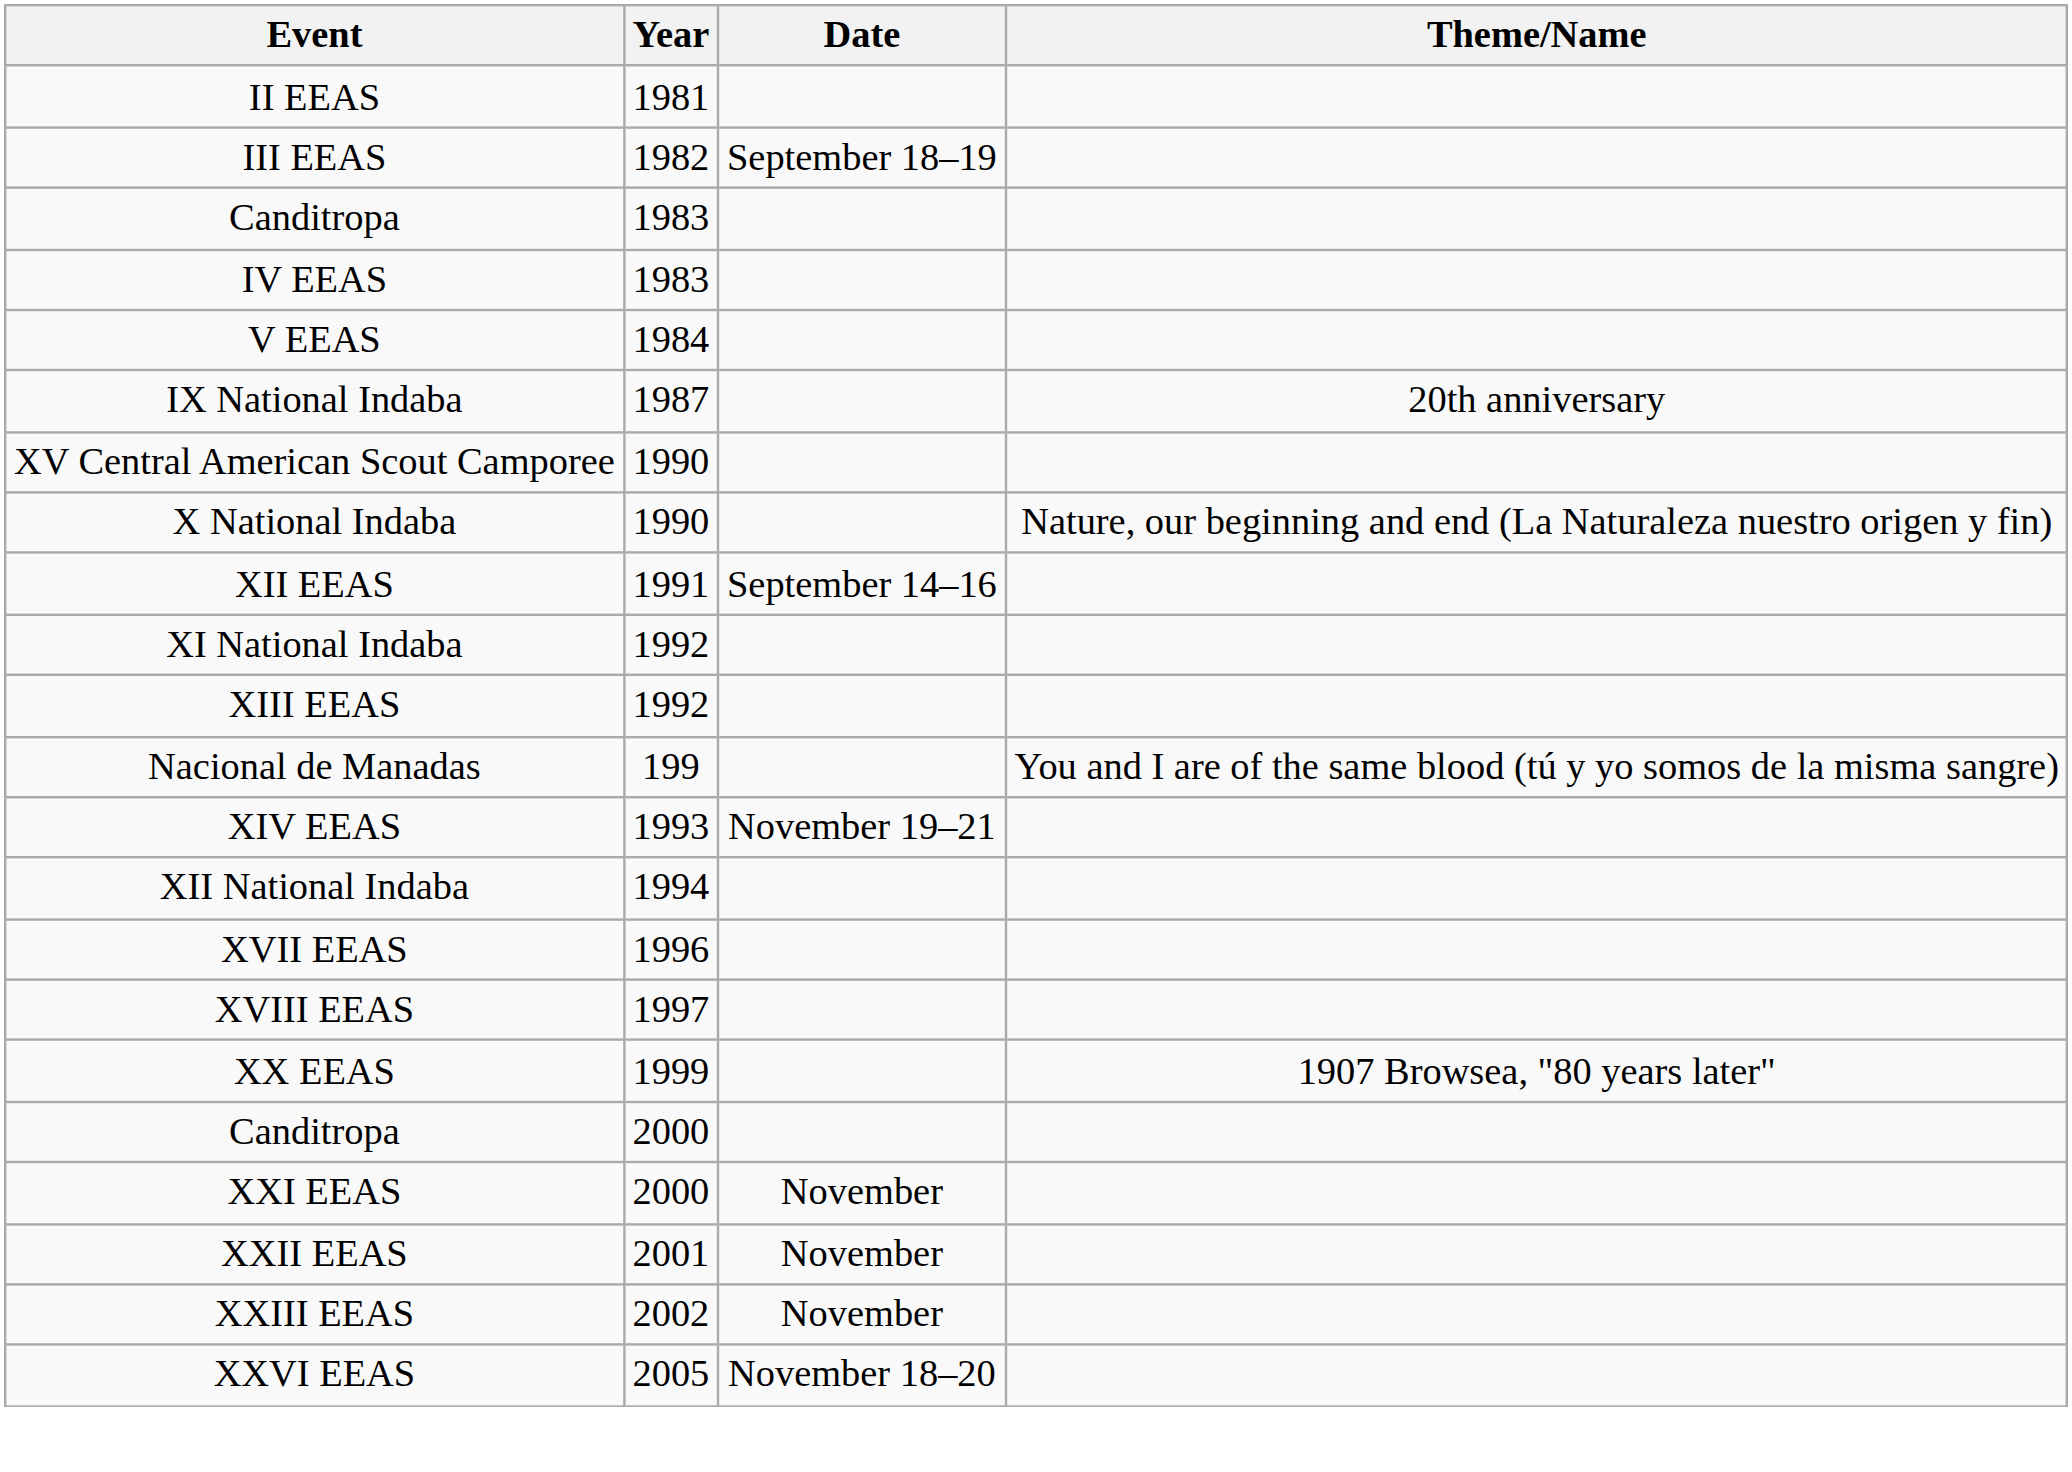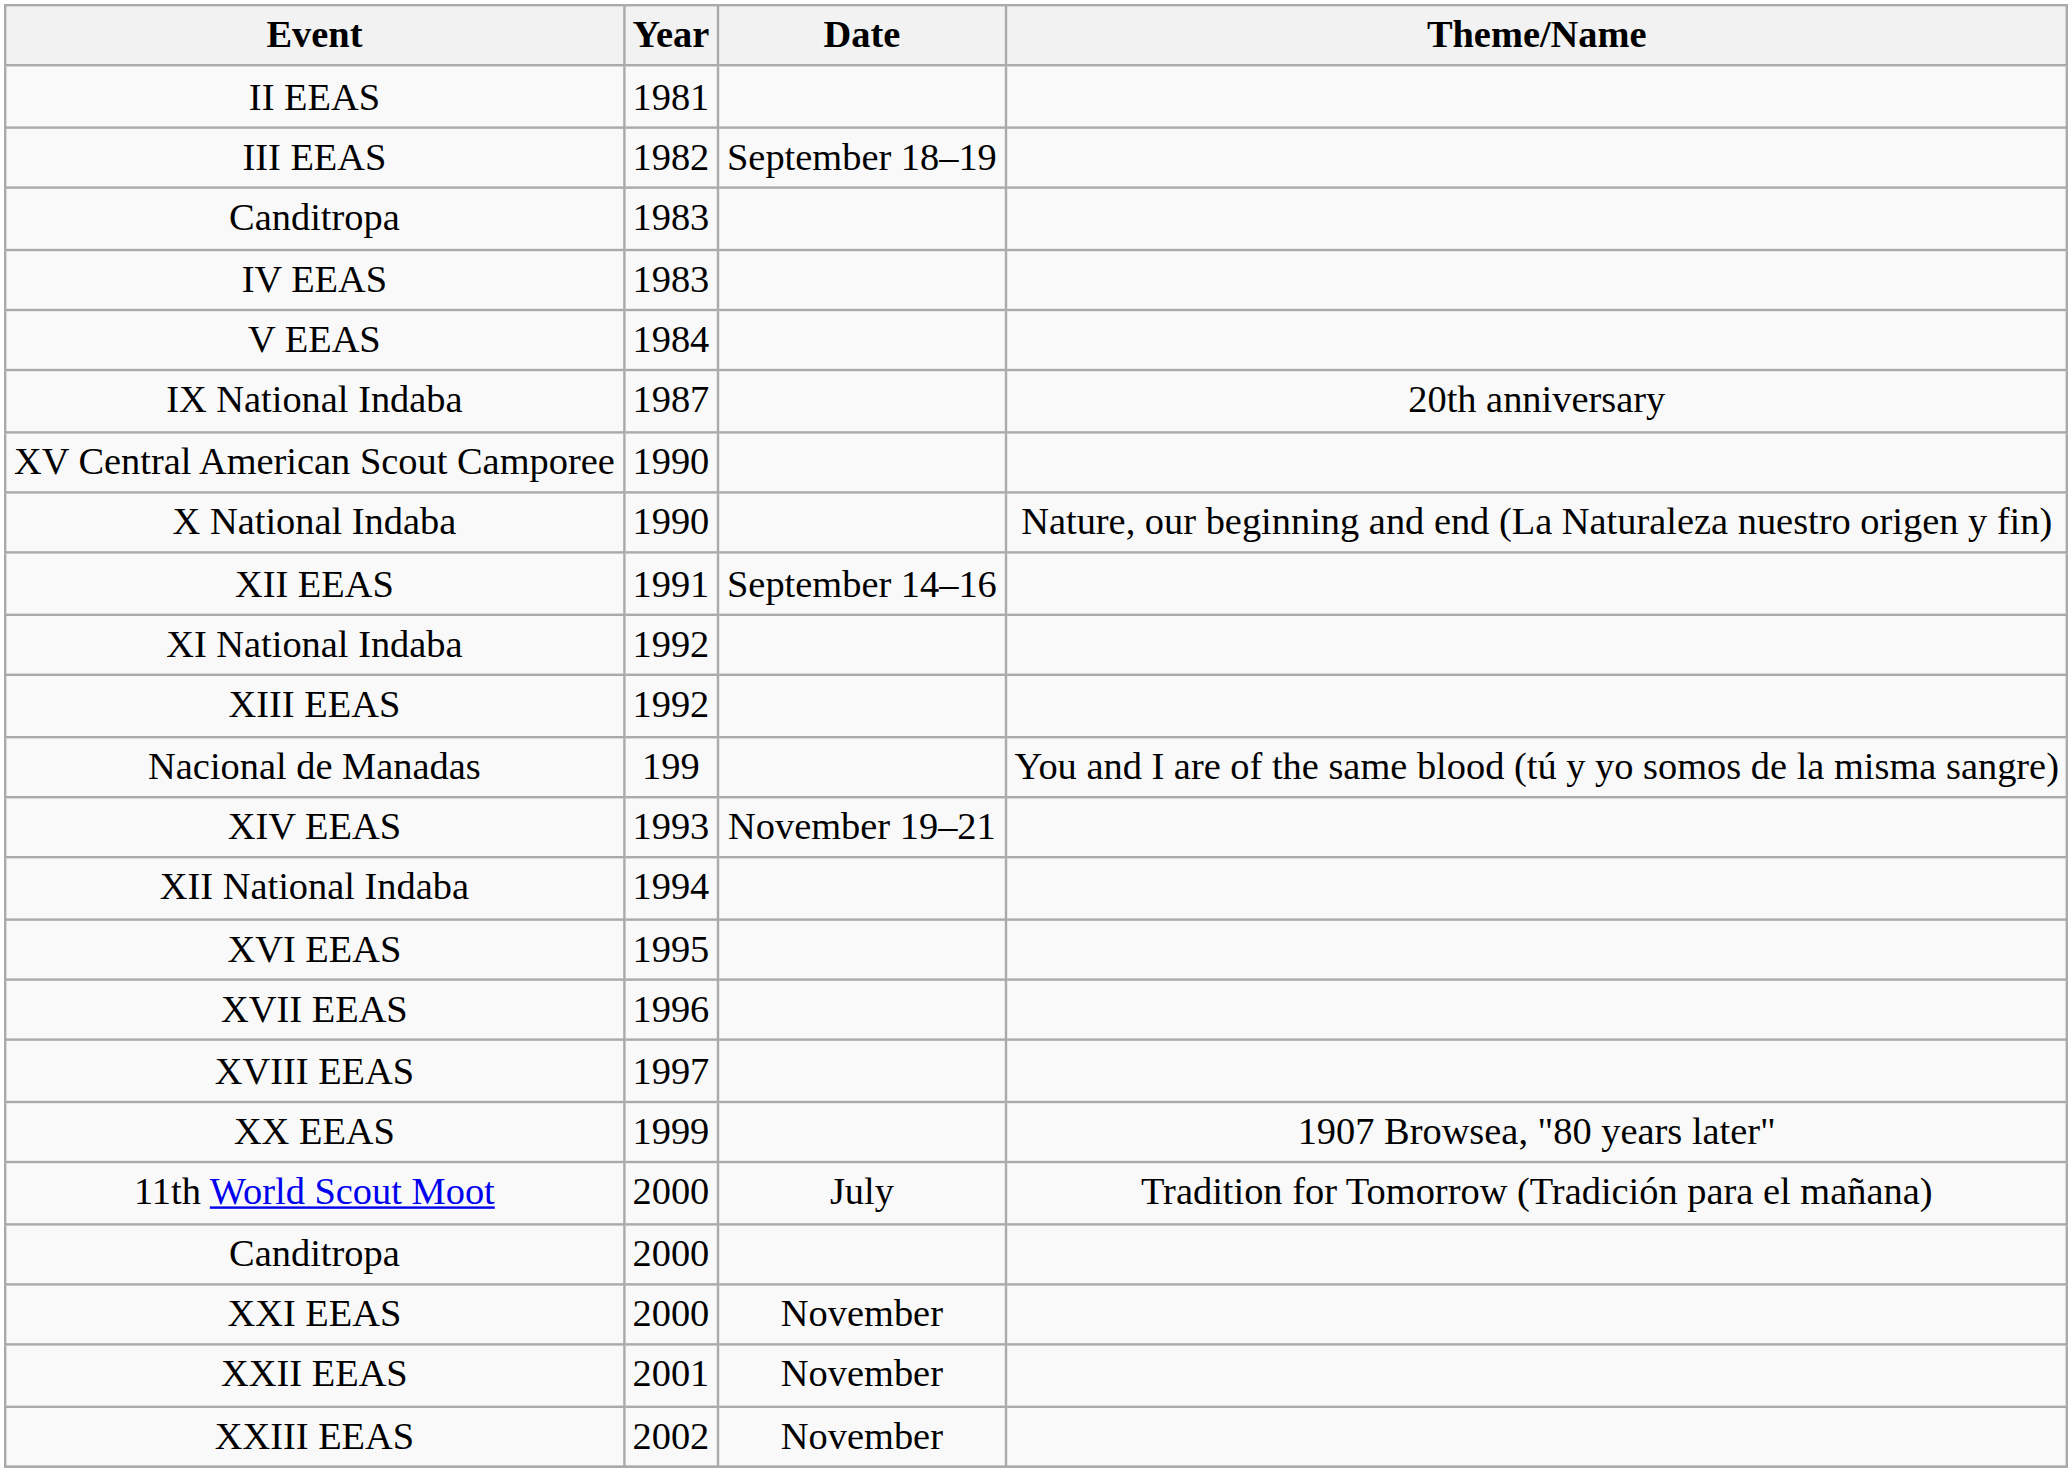+ row: (314, 948)
+ row: (314, 1192)
- row: (314, 1374)
